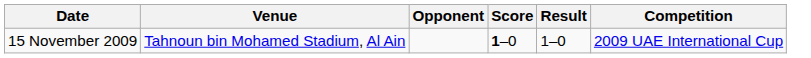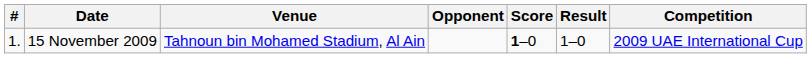+ column: (14, 16)
